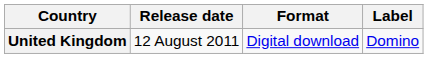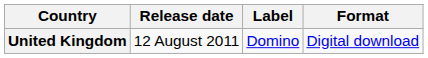columns swapped: (303, 16) <-> (393, 16)
